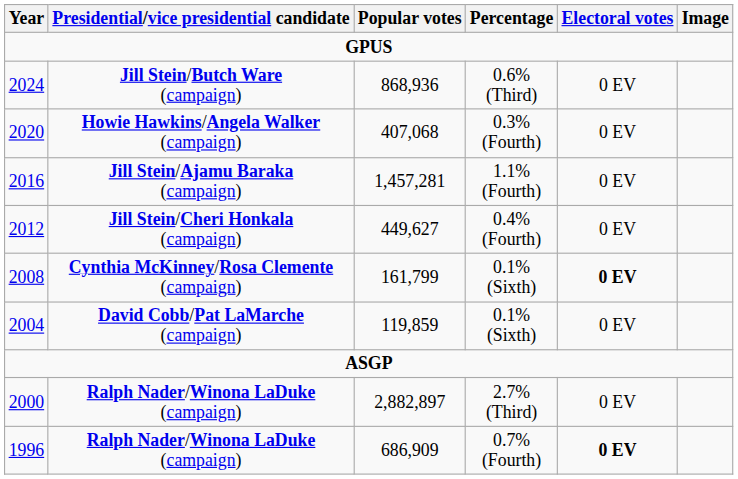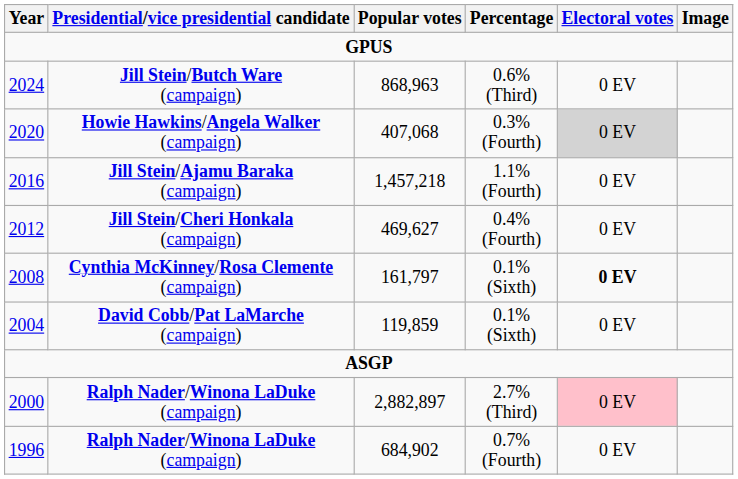(410, 84) 868,936 -> (410, 84) 868,963
(617, 133) no background -> (617, 133) lightgrey background
(410, 181) 1,457,281 -> (410, 181) 1,457,218
(410, 229) 449,627 -> (410, 229) 469,627
(410, 277) 161,799 -> (410, 277) 161,797
(617, 401) no background -> (617, 401) pink background
(410, 450) 686,909 -> (410, 450) 684,902
(617, 450) bold -> (617, 450) normal
